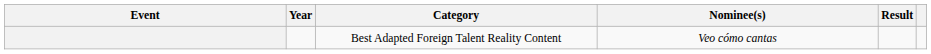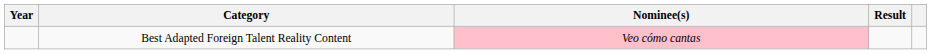- column: (145, 15)
(738, 38) no background -> (661, 38) pink background
